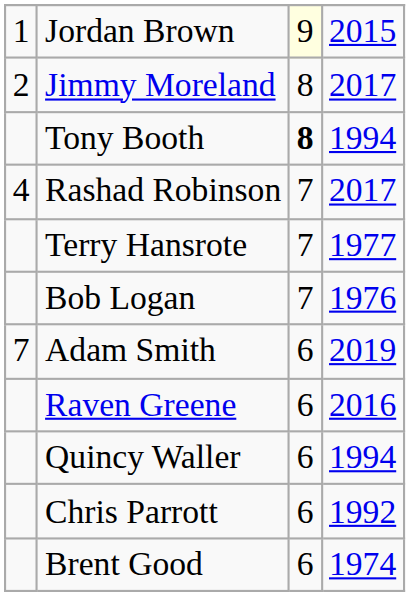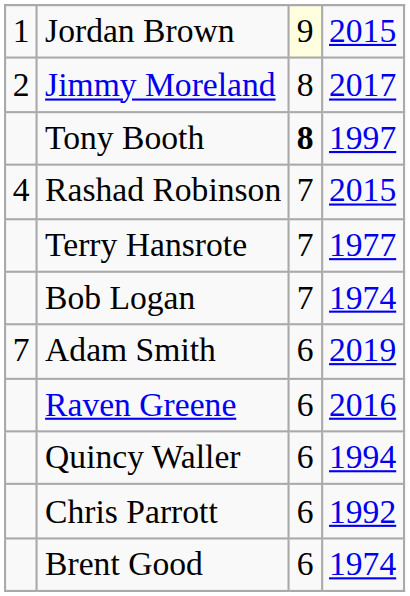(363, 137) 1994 -> (363, 137) 1997
(363, 191) 2017 -> (363, 191) 2015
(363, 297) 1976 -> (363, 297) 1974
